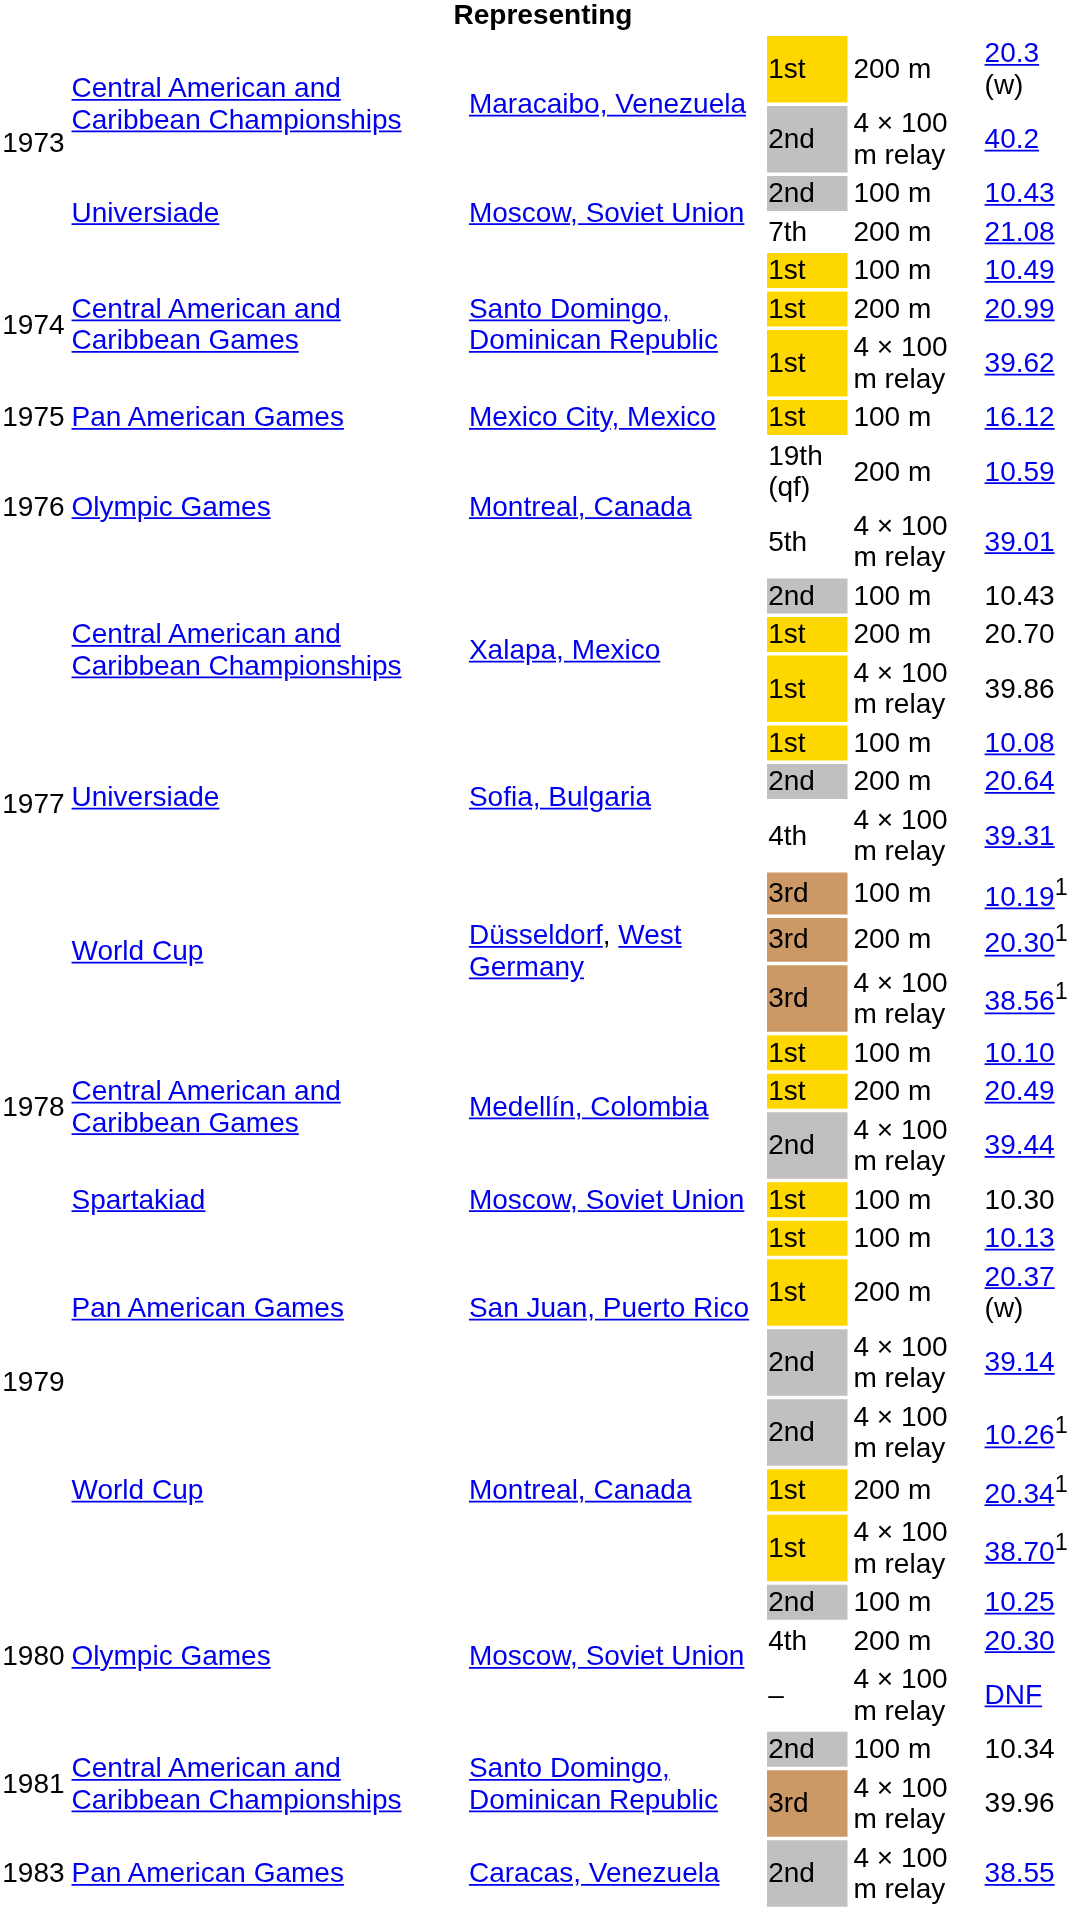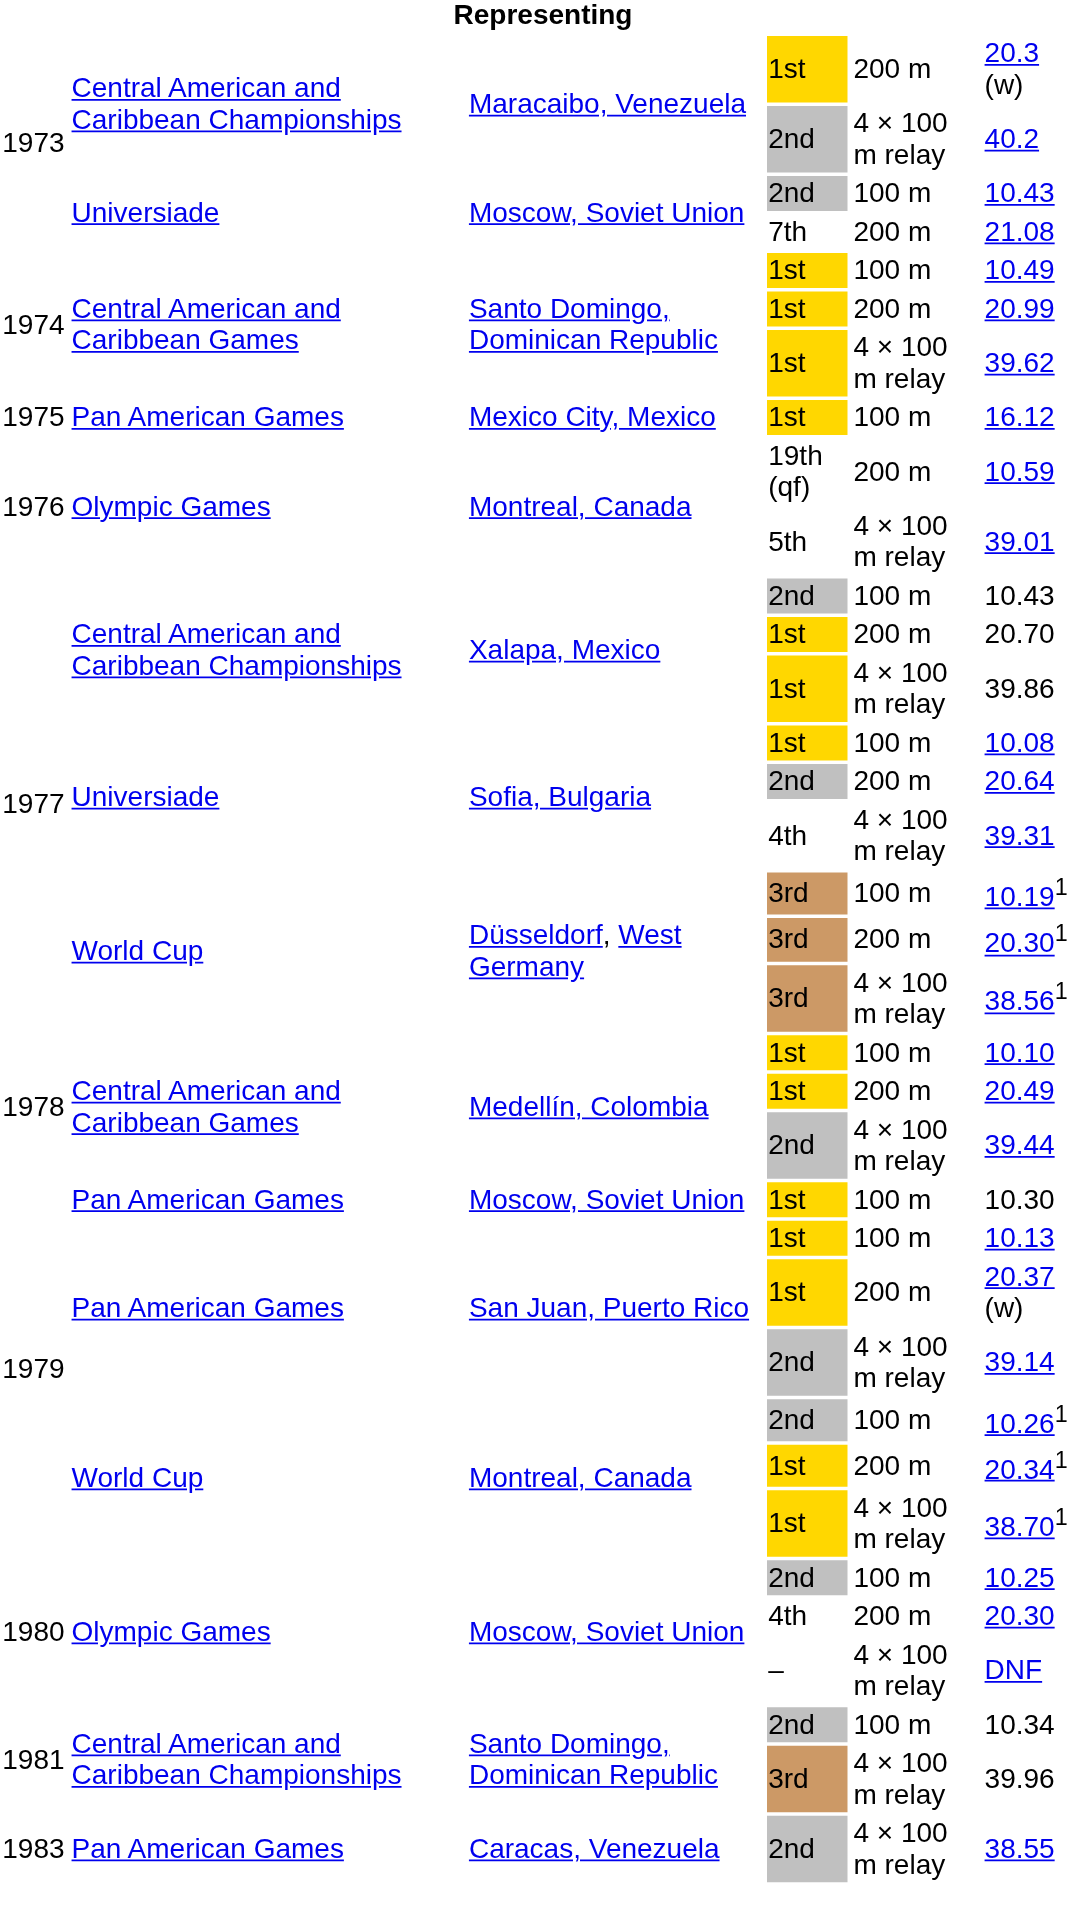(138, 1198) Spartakiad -> (208, 1198) Pan American Games
(901, 1431) 4 × 100 m relay -> (892, 1419) 100 m
